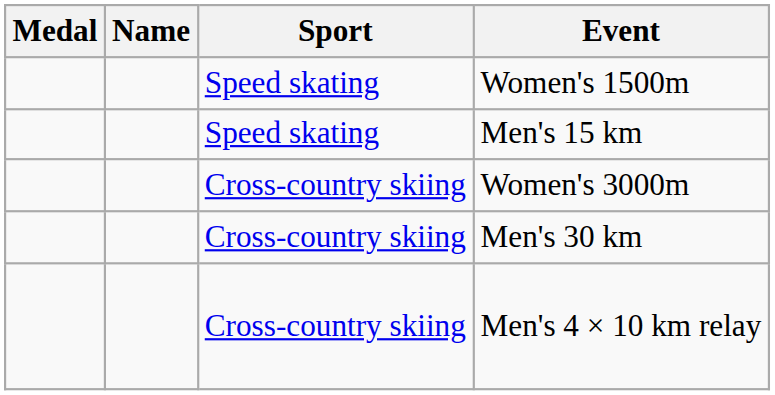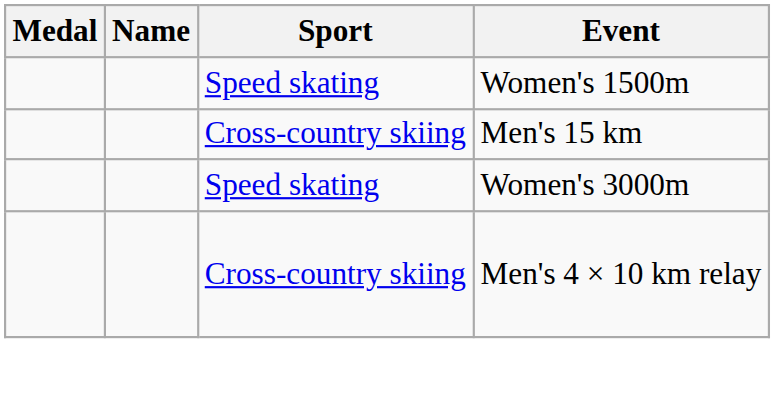(292, 133) Speed skating -> (335, 133) Cross-country skiing
(335, 185) Cross-country skiing -> (292, 185) Speed skating
- row: (561, 236)
